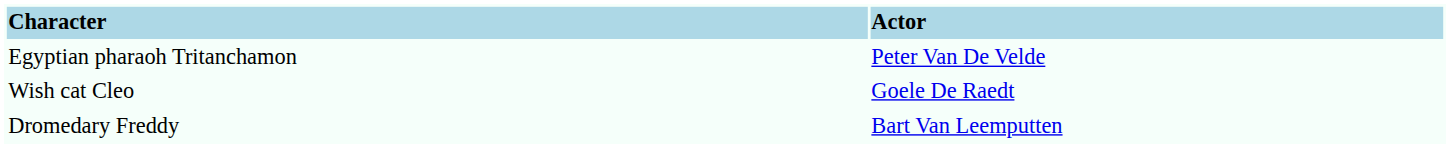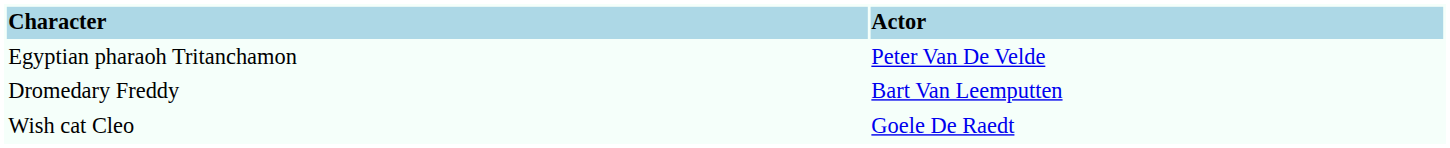rows swapped: (71, 90) <-> (94, 125)
